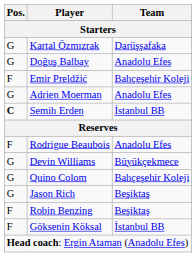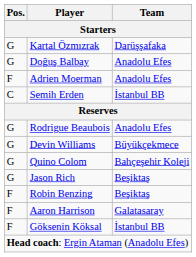- row: (58, 78)
(10, 95) G -> (10, 78) F
(10, 111) bold -> (10, 95) normal
(10, 144) F -> (10, 128) G
+ row: (62, 210)
